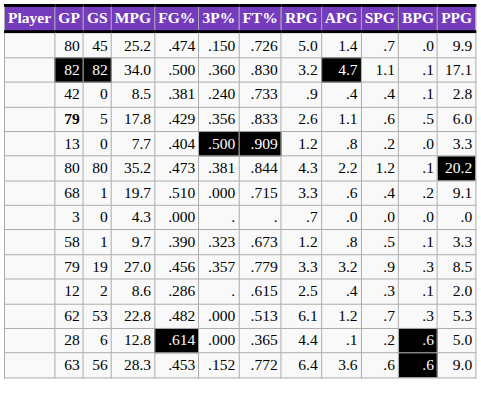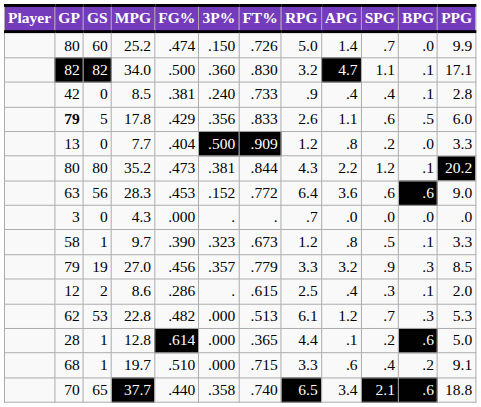(100, 45) 45 -> (100, 45) 60
rows swapped: (137, 365) <-> (137, 192)
(104, 340) 6 -> (104, 340) 1
+ row: (137, 389)
